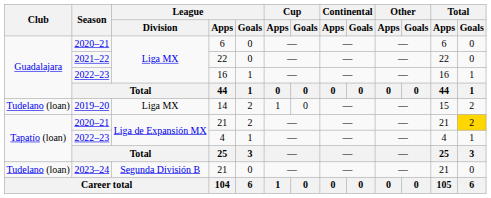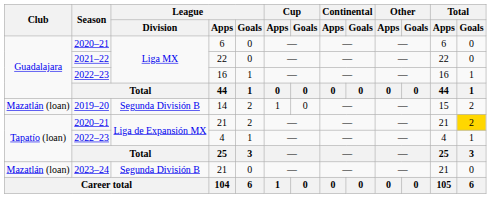(38, 106) Tudelano (loan) -> (38, 106) Mazatlán (loan)
(160, 106) Liga MX -> (160, 106) Segunda División B
(38, 169) Tudelano (loan) -> (38, 169) Mazatlán (loan)
